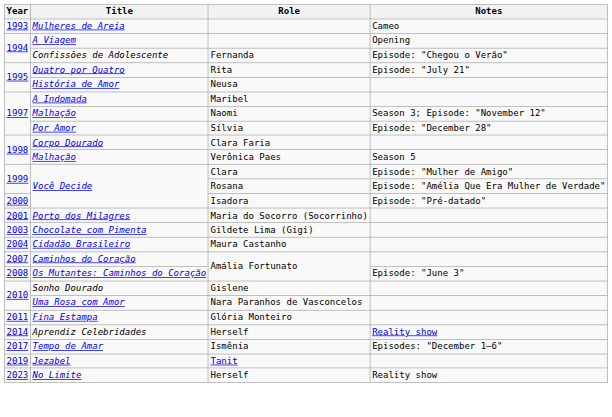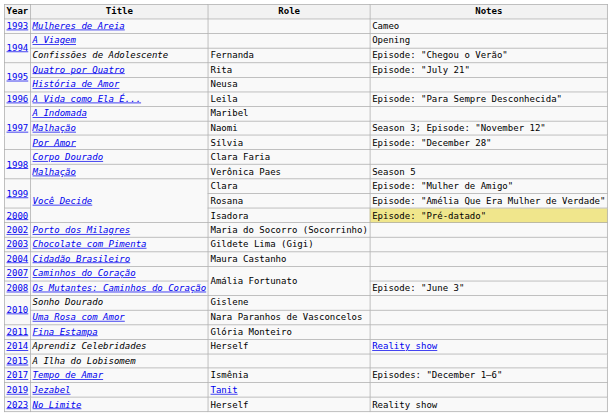+ row: (87, 99)
(429, 201) no background -> (429, 216) khaki background
(17, 216) 2001 -> (17, 230) 2002
+ row: (84, 361)
